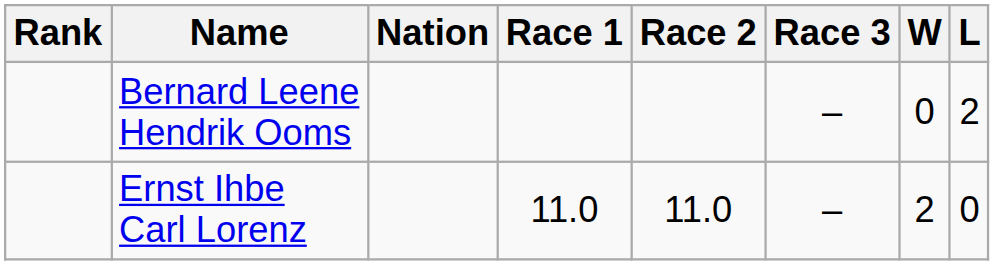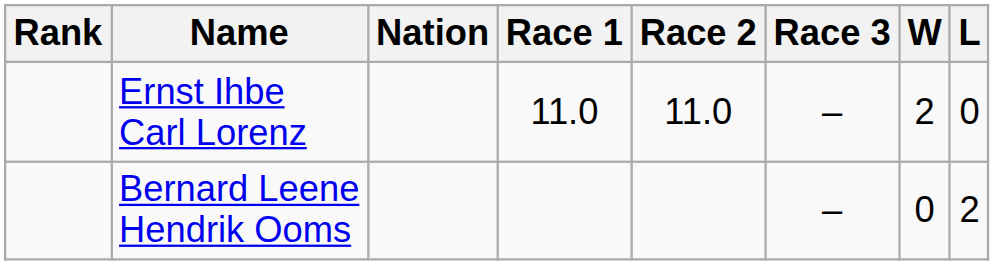rows swapped: (213, 209) <-> (239, 111)
